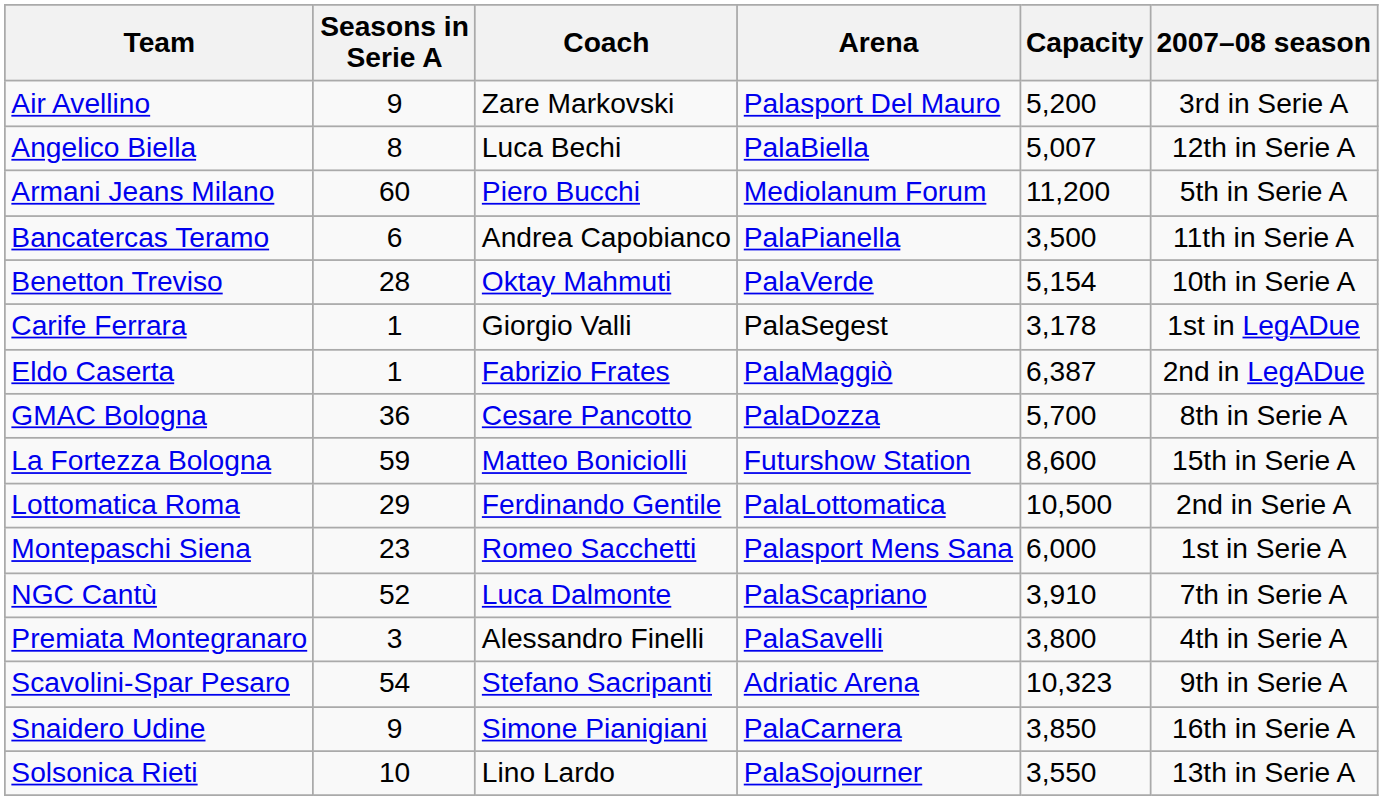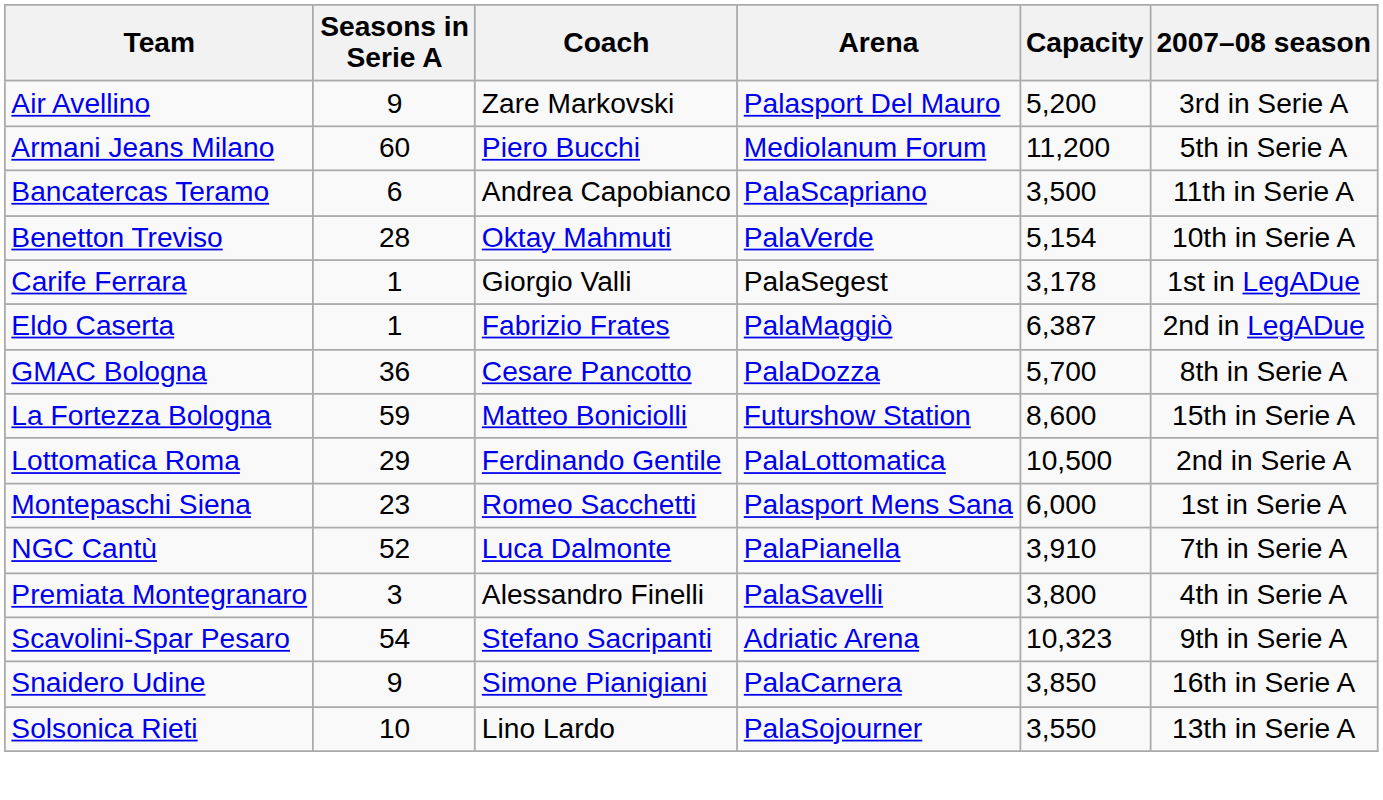- row: (104, 147)
(822, 237) PalaPianella -> (835, 192) PalaScapriano
(835, 594) PalaScapriano -> (822, 549) PalaPianella
